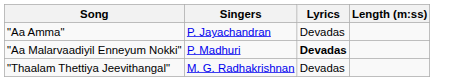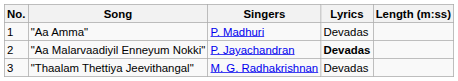+ column: (16, 14)
(229, 32) P. Jayachandran -> (237, 32) P. Madhuri
(214, 50) P. Madhuri -> (253, 50) P. Jayachandran
